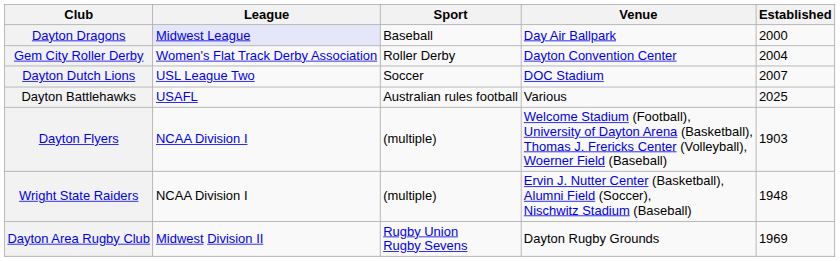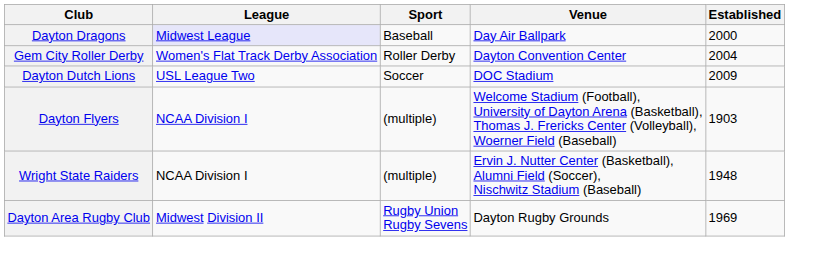(773, 76) 2007 -> (723, 76) 2009
- row: (79, 96)
